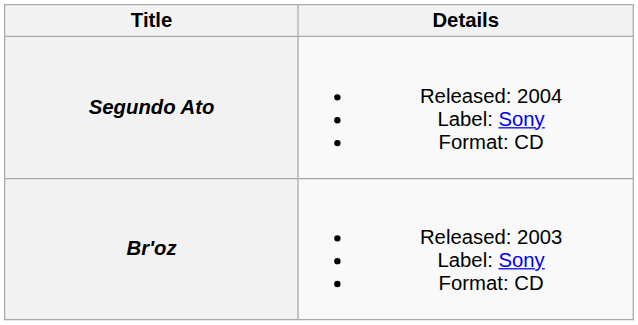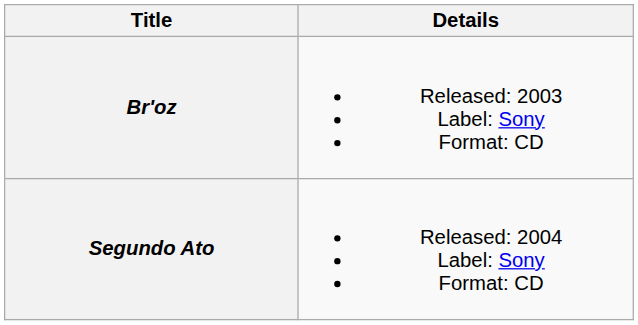rows swapped: (152, 248) <-> (152, 107)
